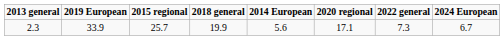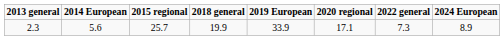columns swapped: (281, 12) <-> (95, 12)
(466, 27) 6.7 -> (466, 27) 8.9
